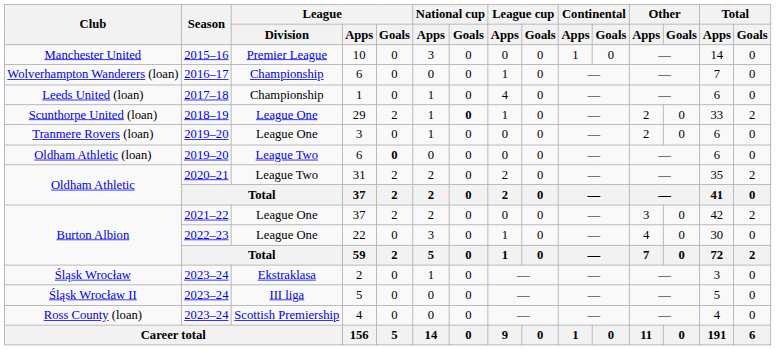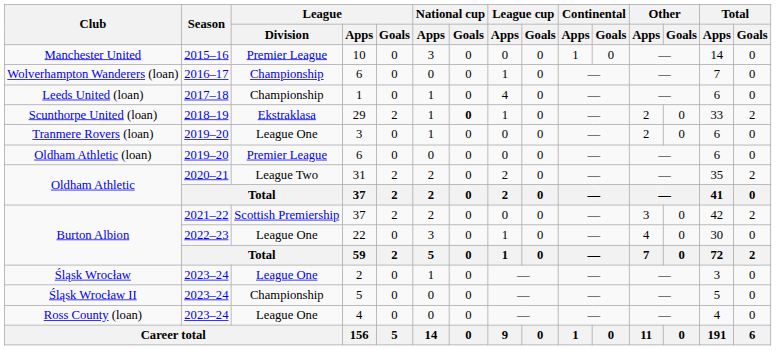(287, 114) League One -> (287, 114) Ekstraklasa
(287, 154) League Two -> (287, 154) Premier League
(395, 154) bold -> (395, 154) normal
(287, 214) League One -> (287, 214) Scottish Premiership
(287, 275) Ekstraklasa -> (287, 275) League One
(287, 295) III liga -> (287, 295) Championship
(287, 315) Scottish Premiership -> (287, 315) League One
